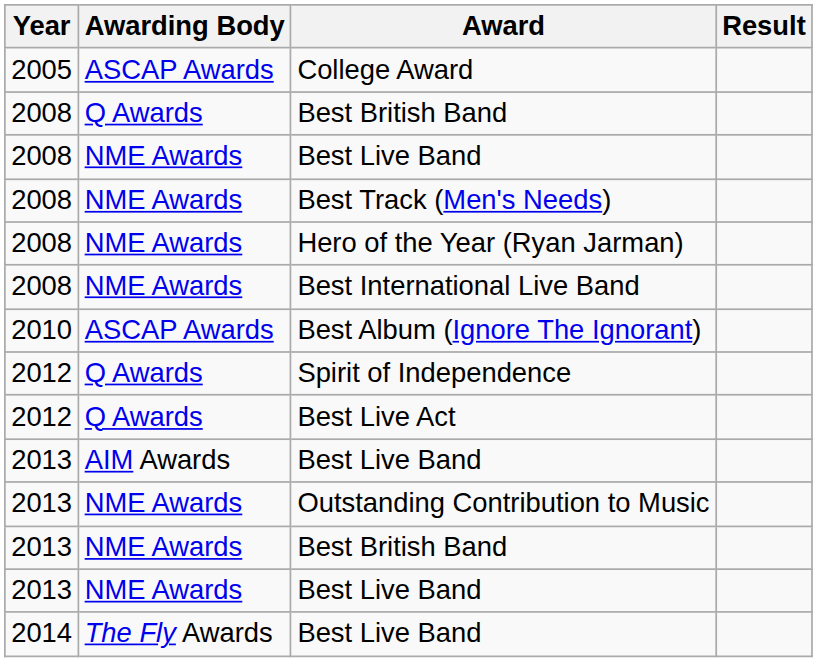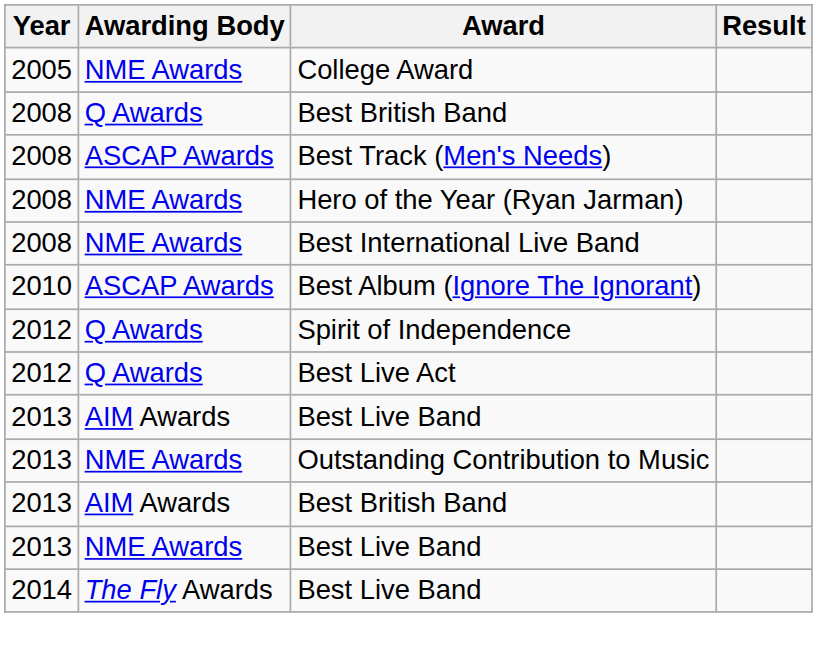(179, 69) ASCAP Awards -> (163, 69) NME Awards
- row: (42, 156)
(163, 199) NME Awards -> (179, 156) ASCAP Awards
(163, 546) NME Awards -> (157, 503) AIM Awards
